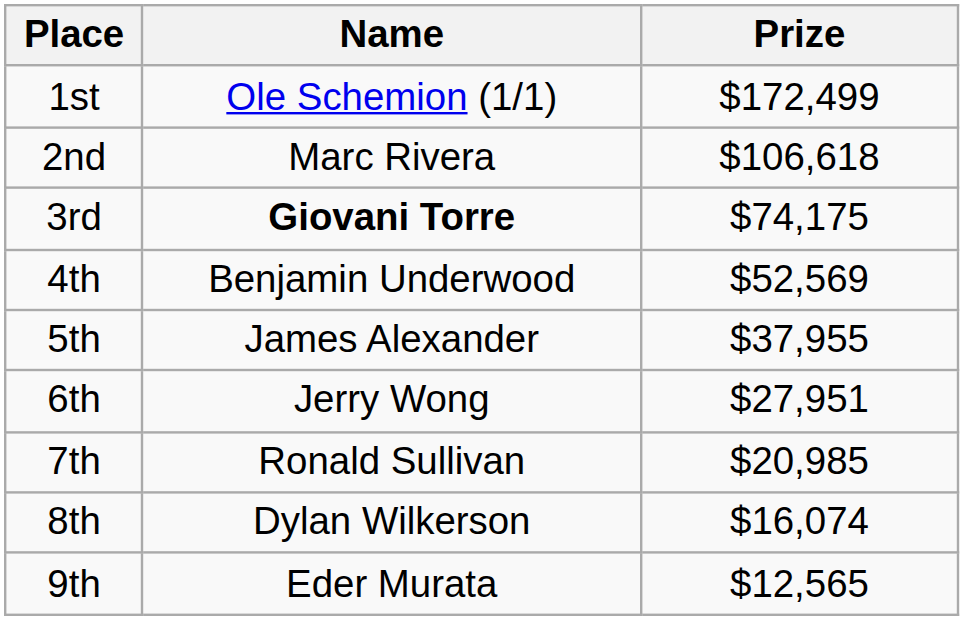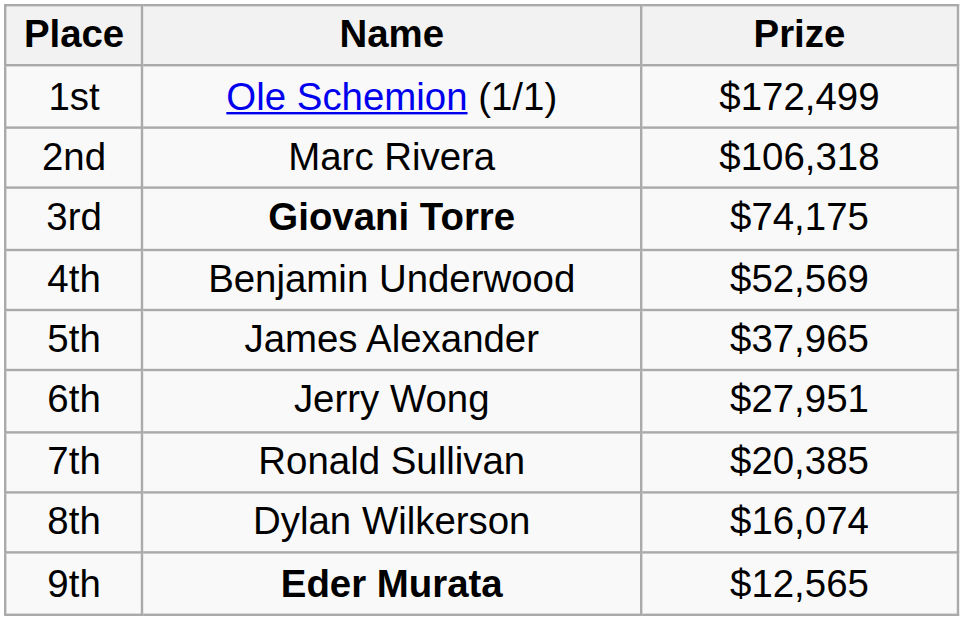(799, 156) $106,618 -> (799, 156) $106,318
(799, 339) $37,955 -> (799, 339) $37,965
(799, 461) $20,985 -> (799, 461) $20,385
(392, 583) normal -> (392, 583) bold
